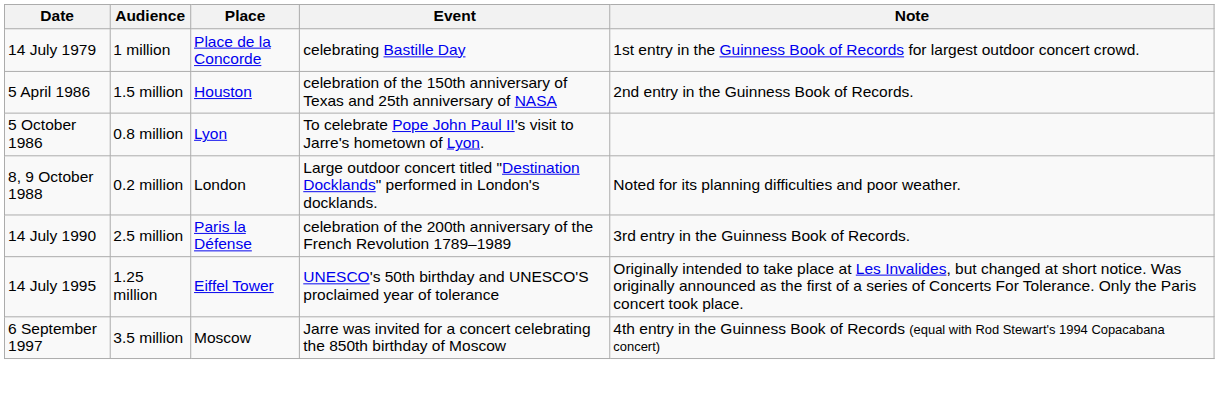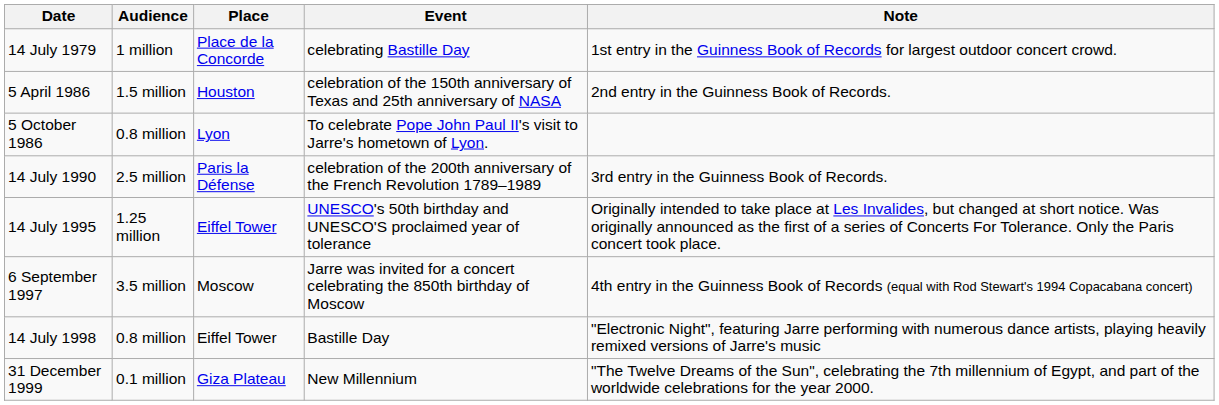- row: (51, 185)
+ row: (52, 337)
+ row: (55, 379)
